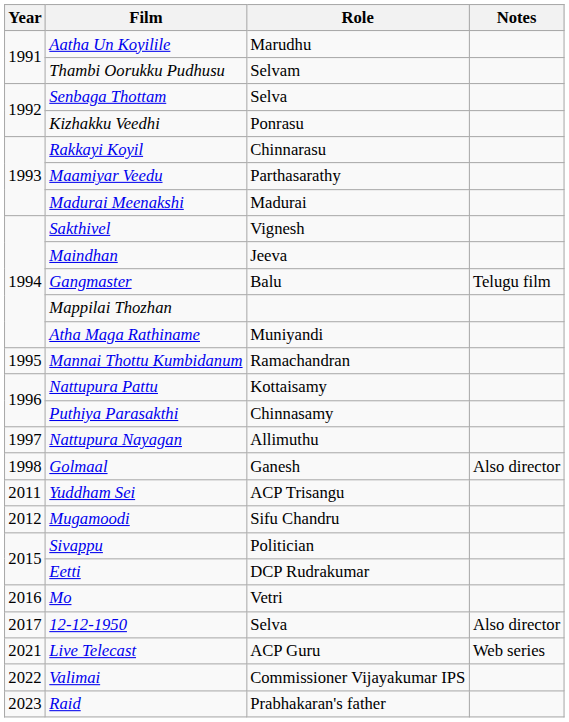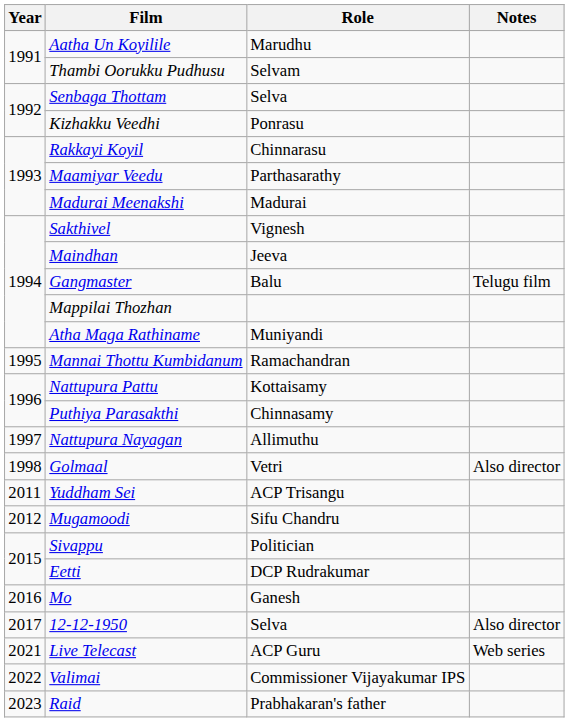(275, 466) Ganesh -> (266, 466) Vetri
(266, 598) Vetri -> (275, 598) Ganesh
